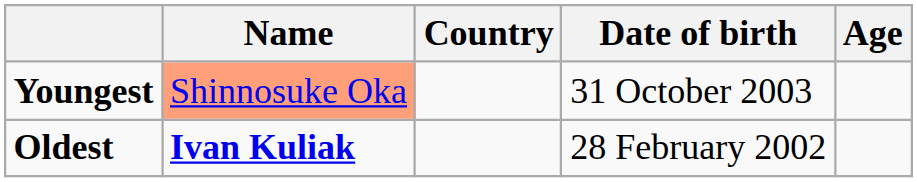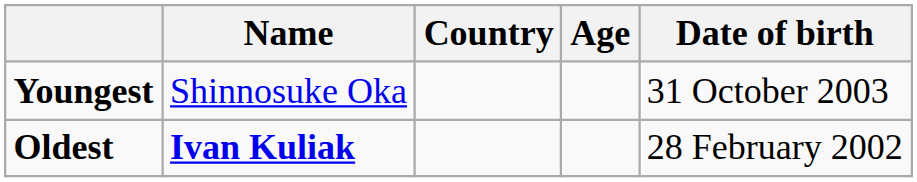columns swapped: (698, 33) <-> (873, 33)
(289, 90) lightsalmon background -> (289, 90) no background
